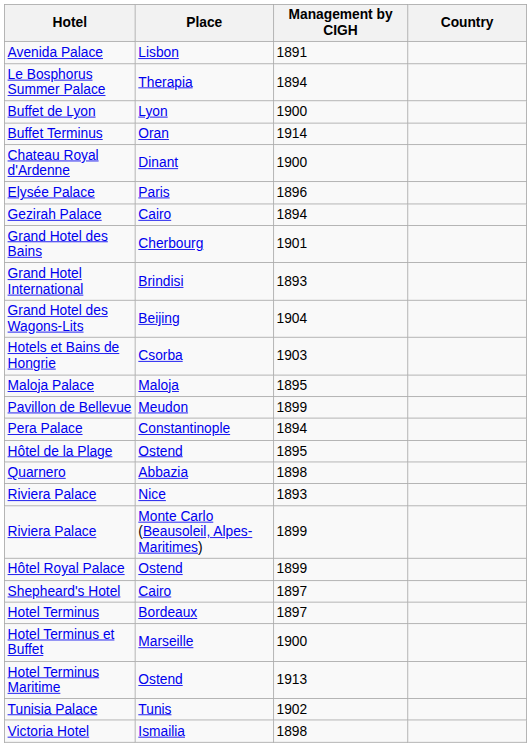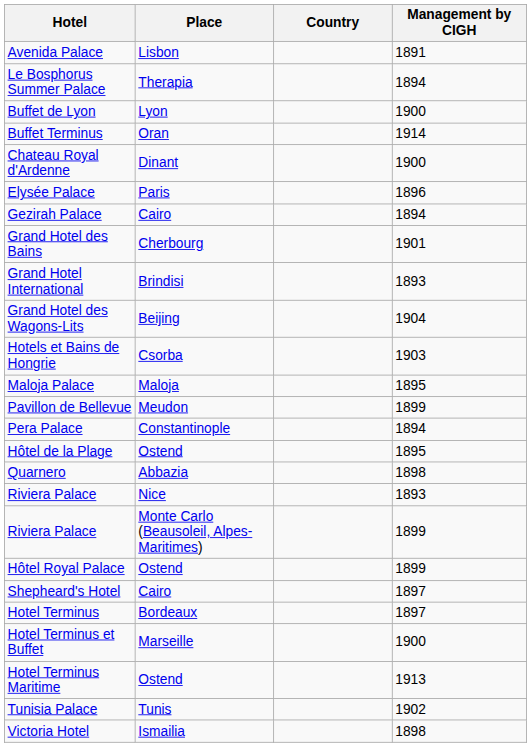columns swapped: (467, 23) <-> (341, 23)
